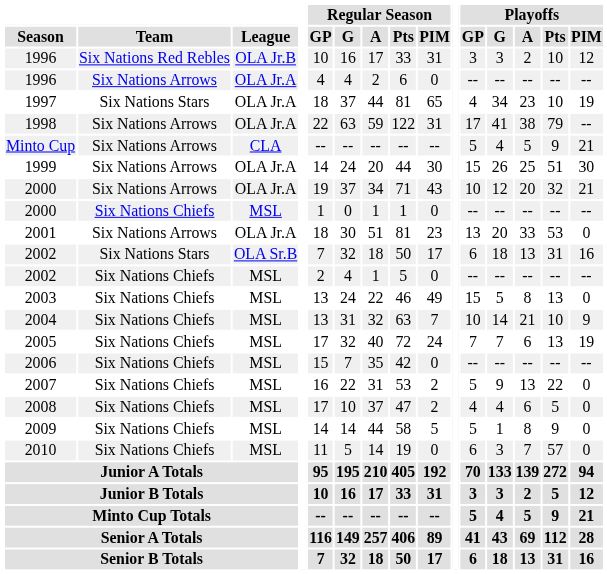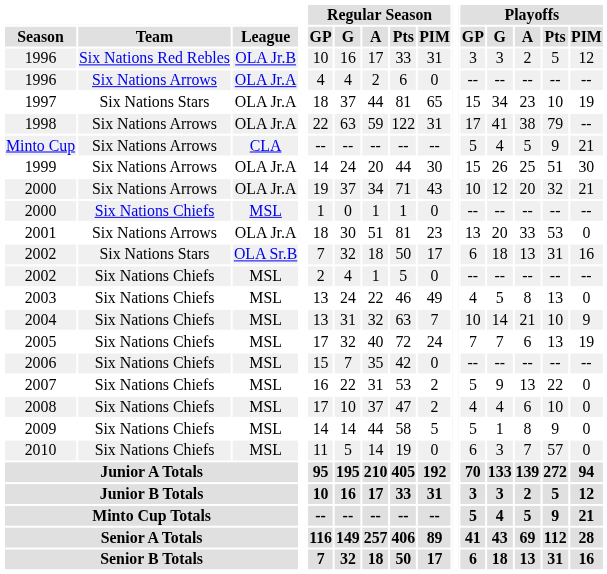(555, 58) 10 -> (555, 58) 5
(473, 102) 4 -> (473, 102) 15
(473, 298) 15 -> (473, 298) 4
(555, 406) 5 -> (555, 406) 10
